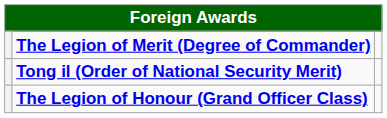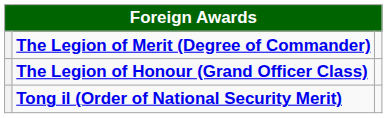rows swapped: (179, 71) <-> (192, 98)
